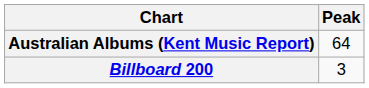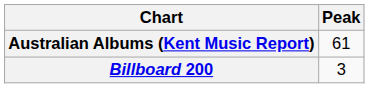(341, 43) 64 -> (341, 43) 61
